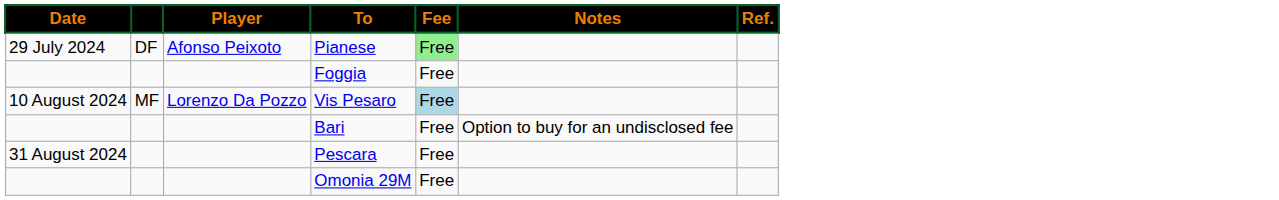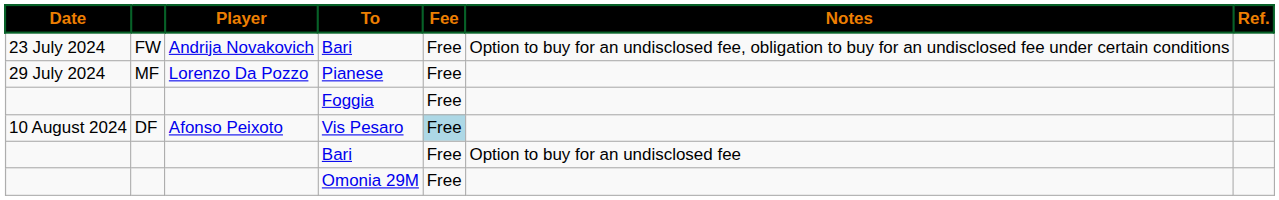+ row: (57, 46)
(146, 46) DF -> (147, 73) MF
(224, 46) Afonso Peixoto -> (239, 73) Lorenzo Da Pozzo
(437, 46) lightgreen background -> (444, 73) no background
(147, 100) MF -> (146, 127) DF
(237, 100) Lorenzo Da Pozzo -> (226, 127) Afonso Peixoto
- row: (68, 154)
